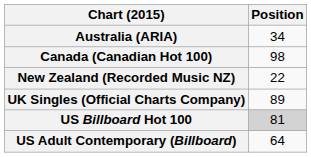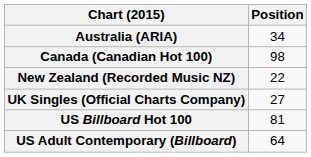(277, 99) 89 -> (277, 99) 27
(277, 120) lightgrey background -> (277, 120) no background
